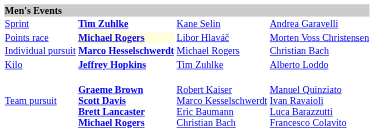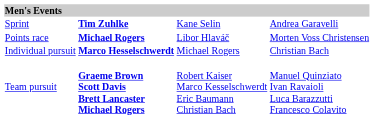(111, 37) lightyellow background -> (111, 37) no background
- row: (14, 65)
